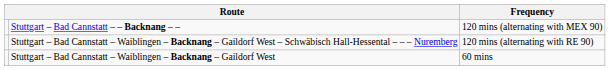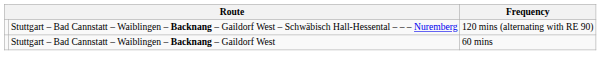- row: (95, 27)
